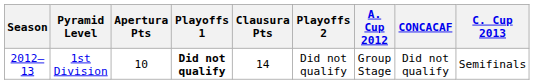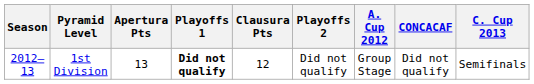(141, 64) 10 -> (141, 64) 13
(263, 64) 14 -> (263, 64) 12
